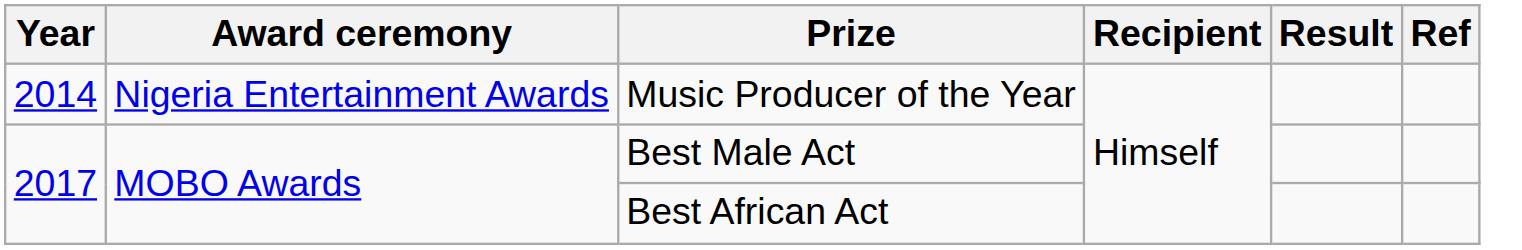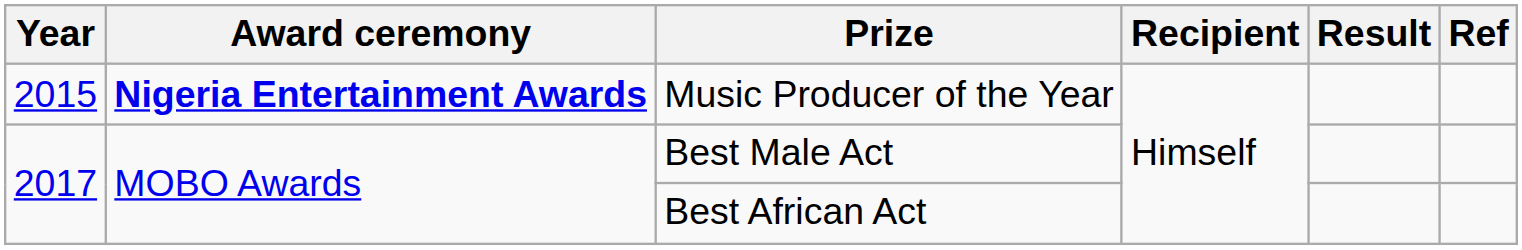(55, 93) 2014 -> (55, 93) 2015
(362, 93) normal -> (381, 93) bold
